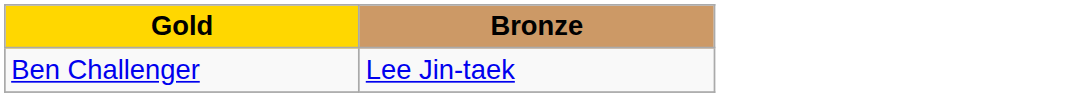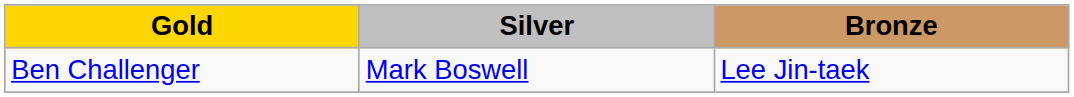+ column: (537, 26)
